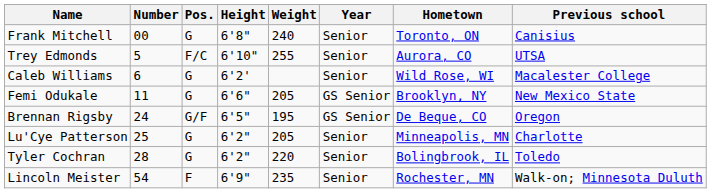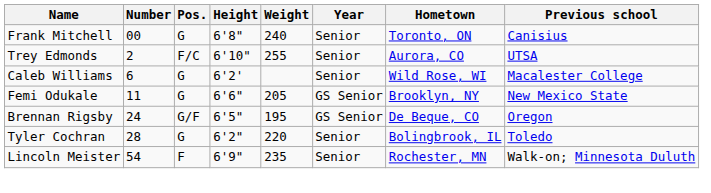(137, 55) 5 -> (130, 55) 2
- row: (68, 137)
